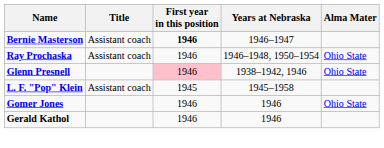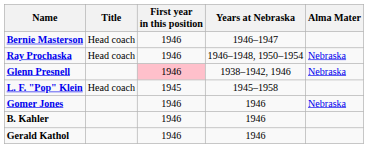(119, 39) Assistant coach -> (111, 39) Head coach
(187, 39) bold -> (171, 39) normal
(119, 55) Assistant coach -> (111, 55) Head coach
(345, 55) Ohio State -> (327, 55) Nebraska
(345, 71) Ohio State -> (327, 71) Nebraska
(119, 87) Assistant coach -> (111, 87) Head coach
(345, 103) Ohio State -> (327, 103) Nebraska
+ row: (28, 119)
